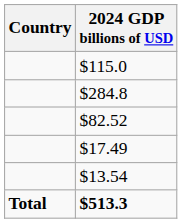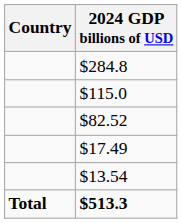rows swapped: (104, 93) <-> (103, 65)
